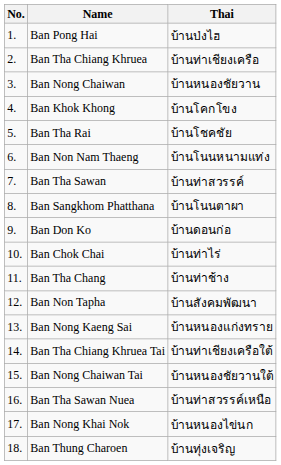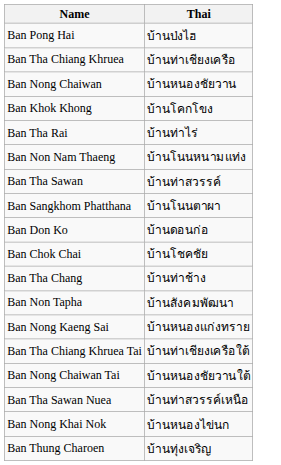- column: (16, 14)
(201, 133) บ้านโชคชัย -> (172, 133) บ้านท่าไร่
(196, 254) บ้านท่าไร่ -> (178, 254) บ้านโชคชัย
